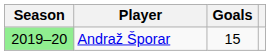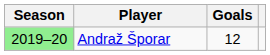(233, 38) 15 -> (233, 38) 12
